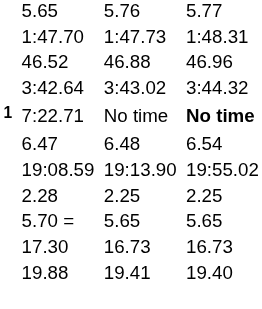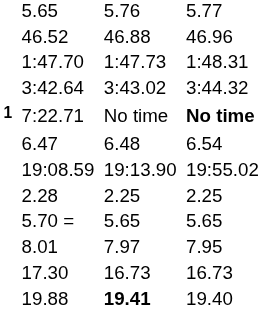rows swapped: (45, 62) <-> (53, 36)
+ row: (40, 247)
(127, 273) normal -> (127, 299) bold
